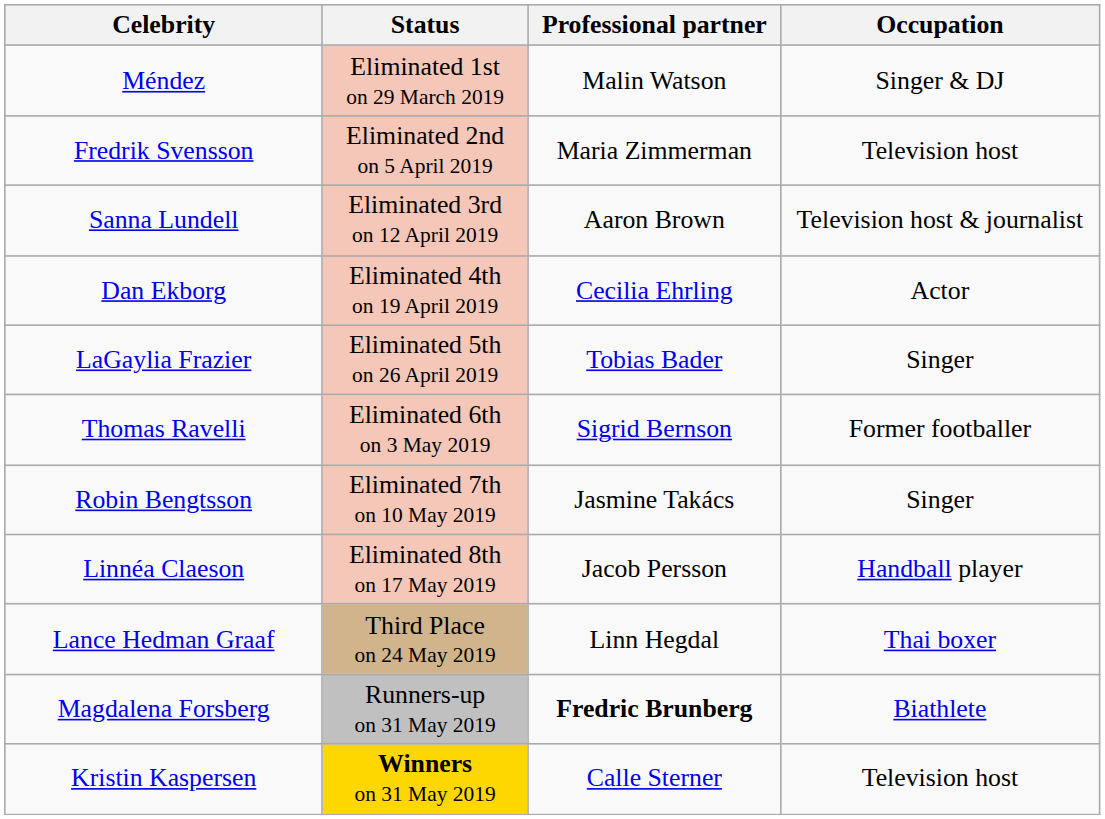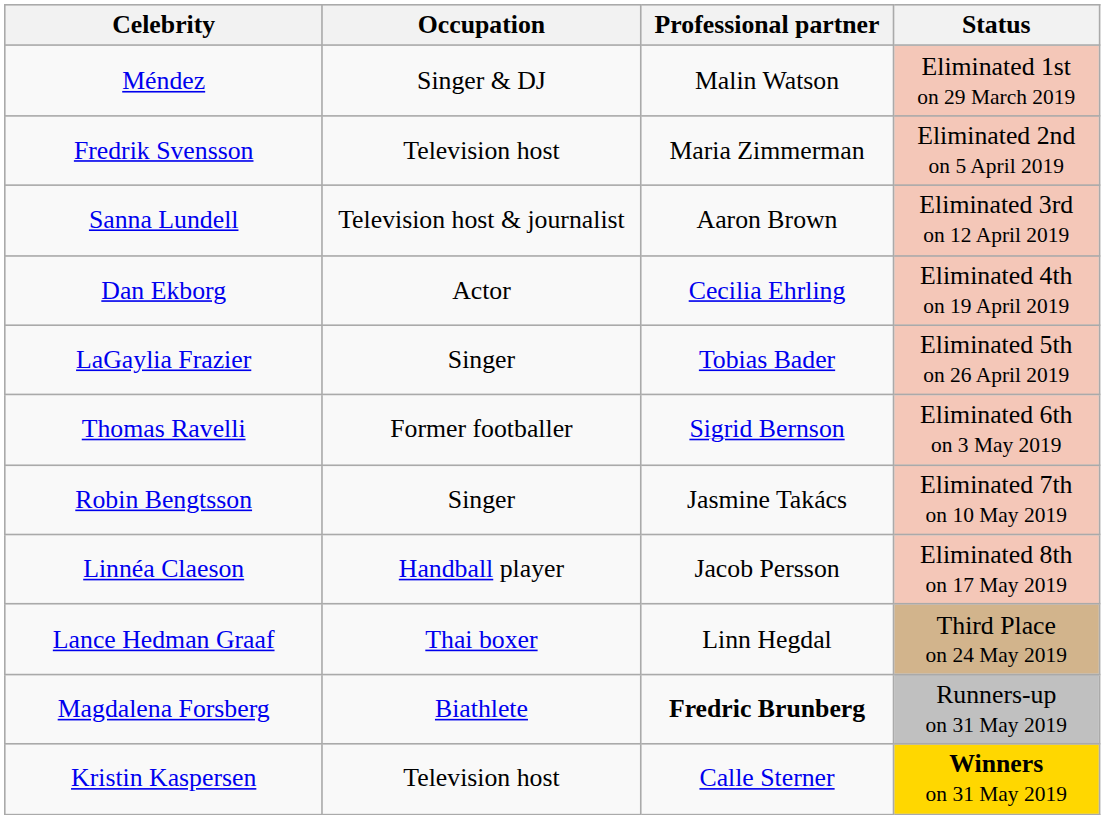columns swapped: (940, 24) <-> (425, 24)
